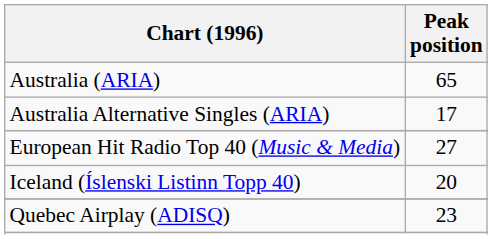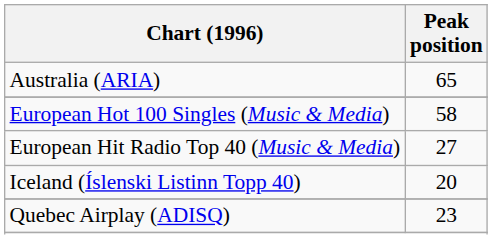- row: (169, 113)
+ row: (200, 113)
